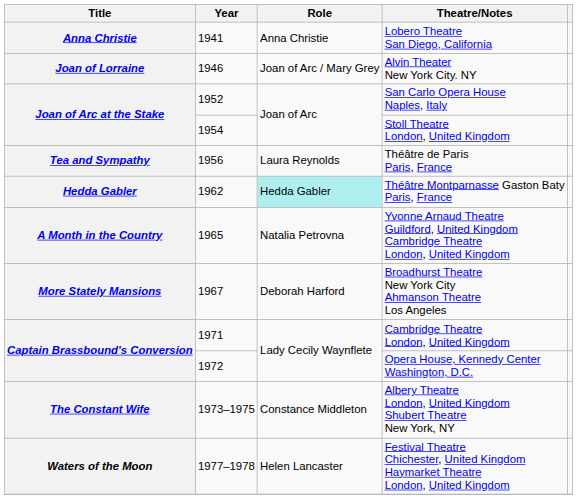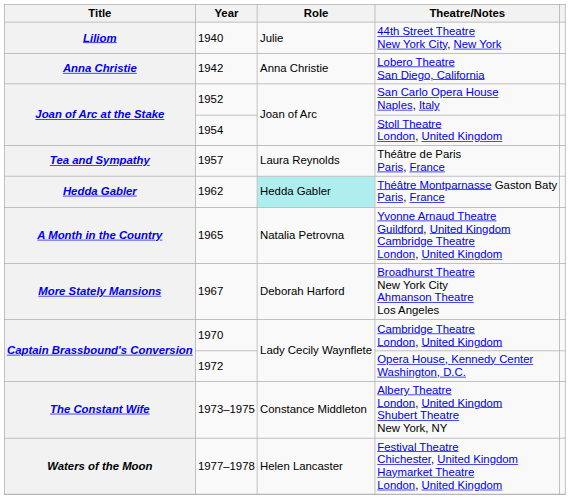+ row: (439, 37)
(211, 37) 1941 -> (211, 68) 1942
- row: (431, 68)
(211, 161) 1956 -> (211, 161) 1957
(211, 335) 1971 -> (211, 335) 1970
